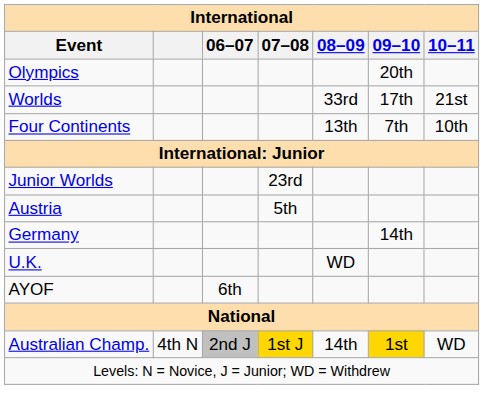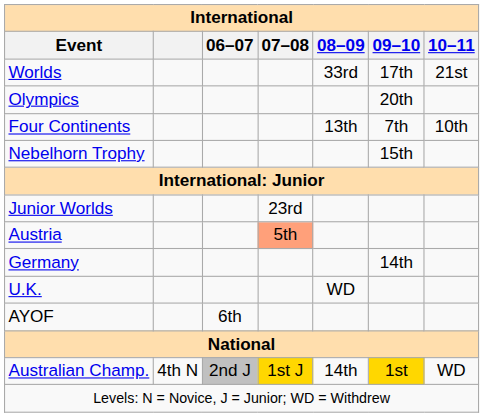rows swapped: (44, 72) <-> (35, 99)
+ row: (77, 153)
(285, 208) no background -> (285, 235) lightsalmon background
